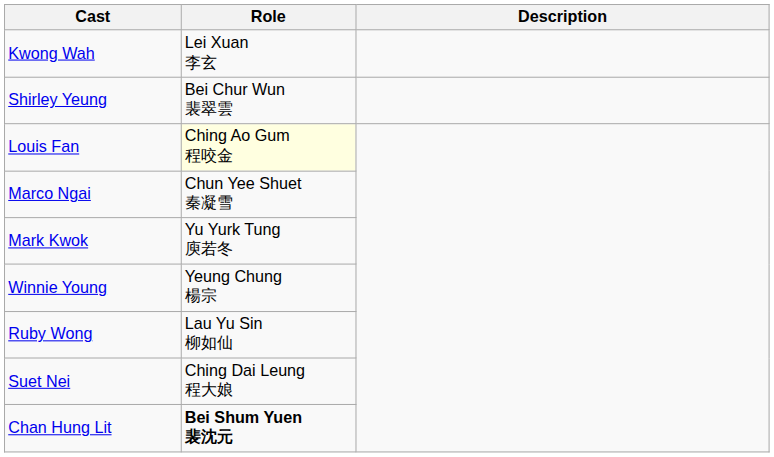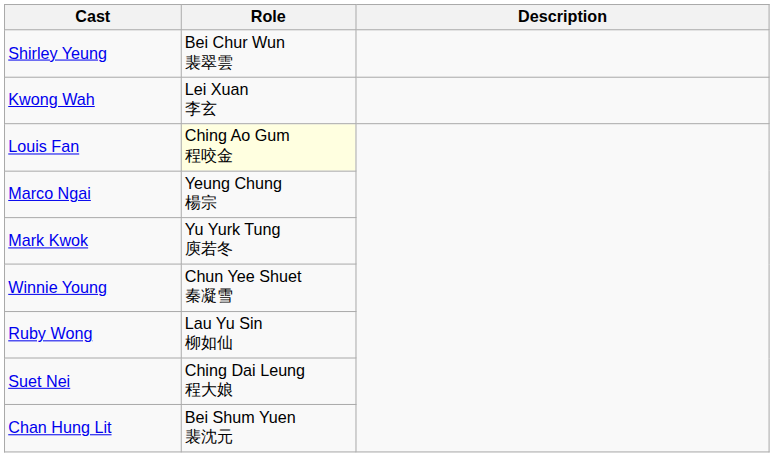rows swapped: (51, 53) <-> (58, 100)
(243, 193) Chun Yee Shuet 秦凝雪 -> (233, 193) Yeung Chung 楊宗
(233, 286) Yeung Chung 楊宗 -> (243, 286) Chun Yee Shuet 秦凝雪
(243, 427) bold -> (240, 427) normal
